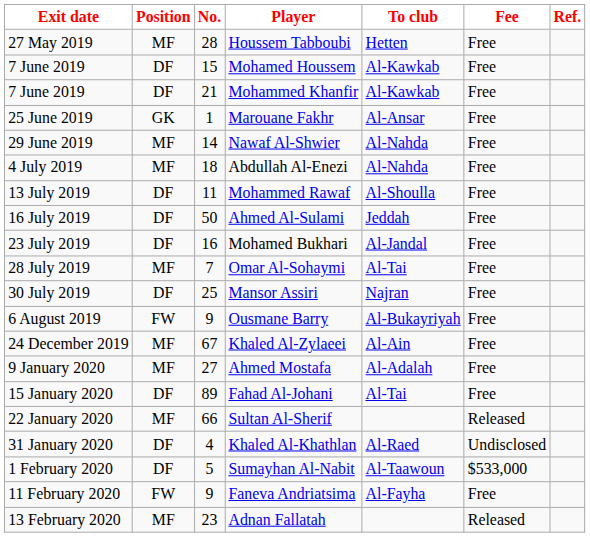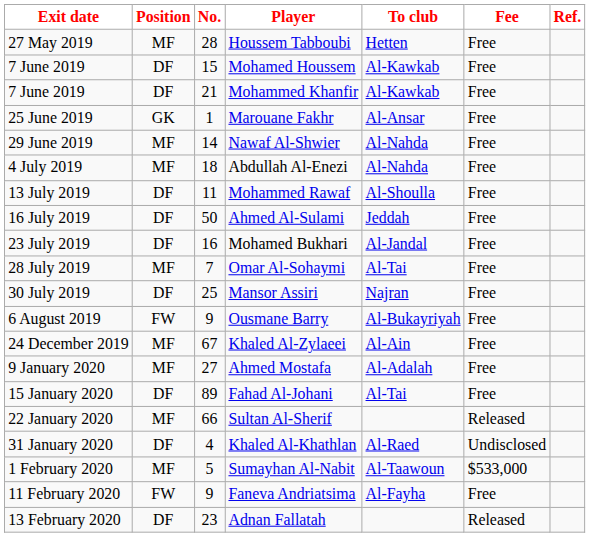(163, 469) DF -> (163, 469) MF
(163, 519) MF -> (163, 519) DF
